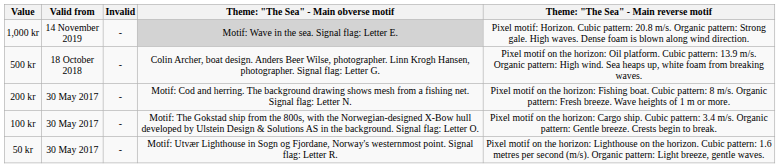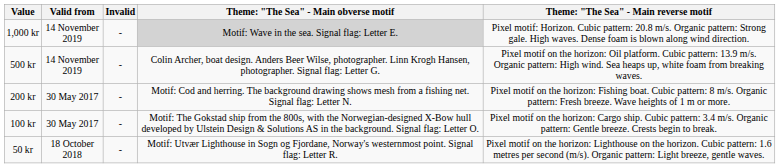(72, 65) 18 October 2018 -> (72, 65) 14 November 2019
(72, 150) 30 May 2017 -> (72, 150) 18 October 2018
